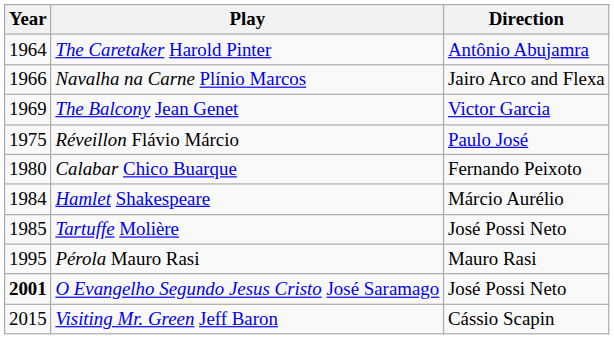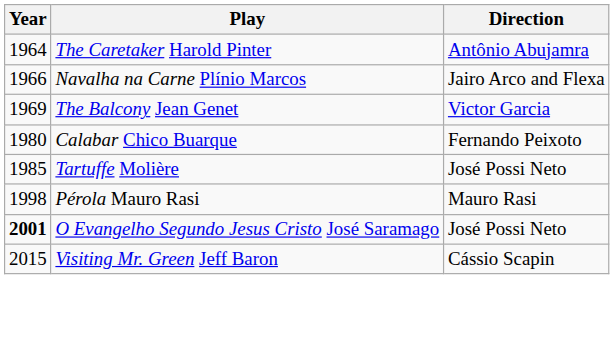- row: (147, 139)
- row: (133, 199)
(28, 259) 1995 -> (28, 199) 1998
